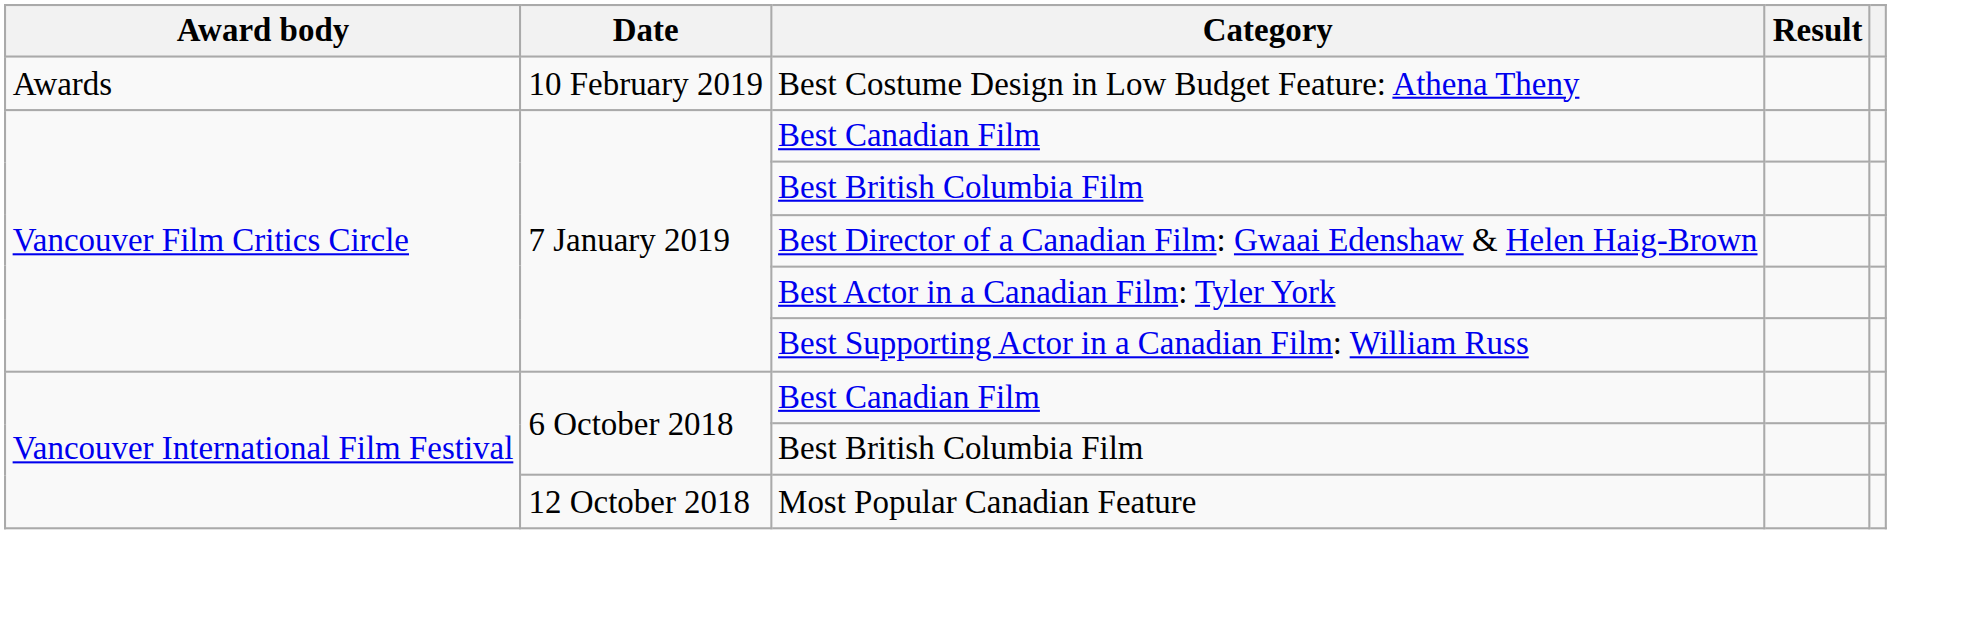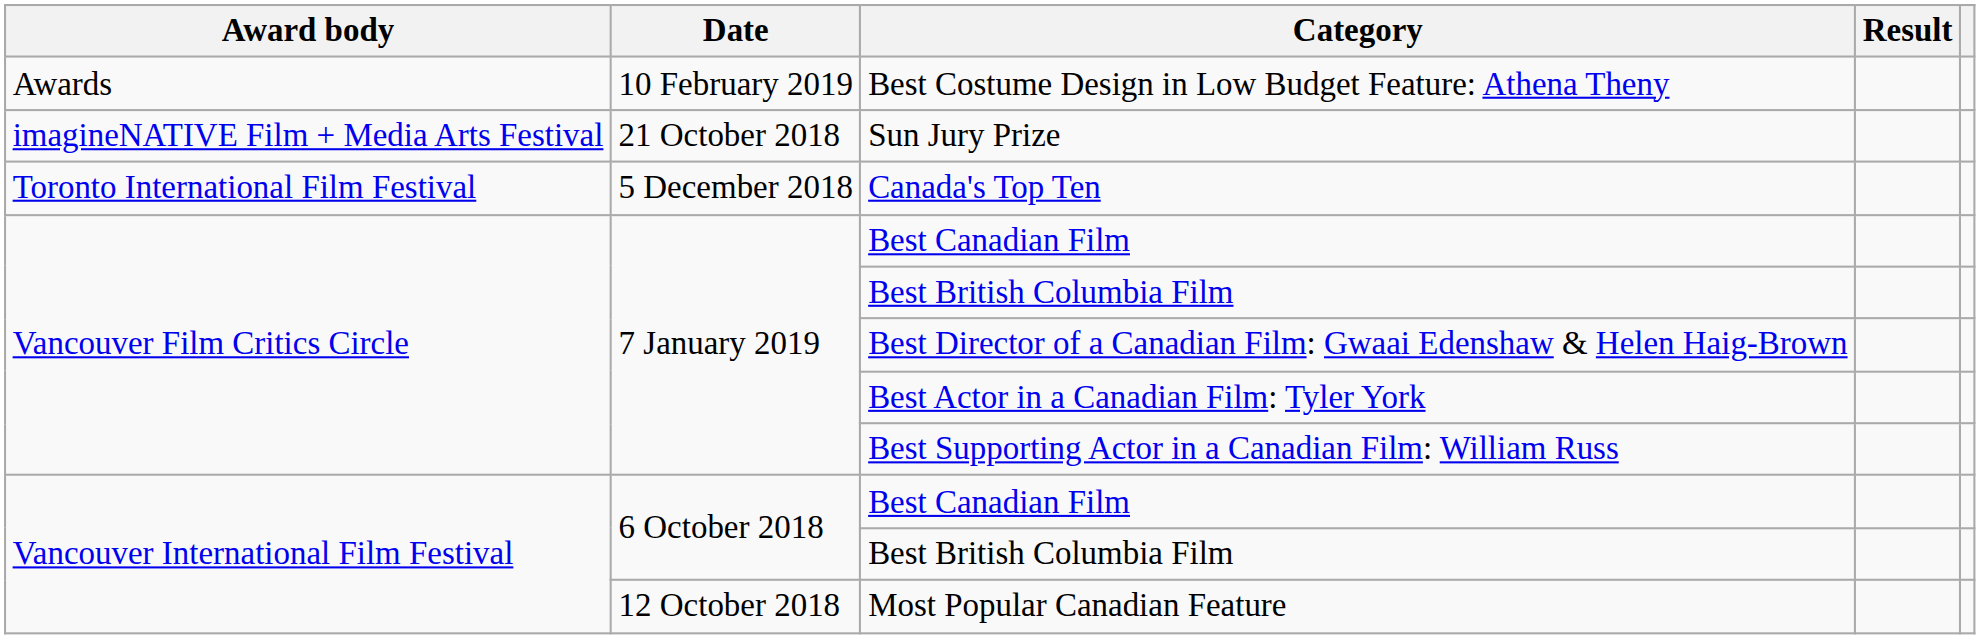+ row: (729, 135)
+ row: (736, 187)
